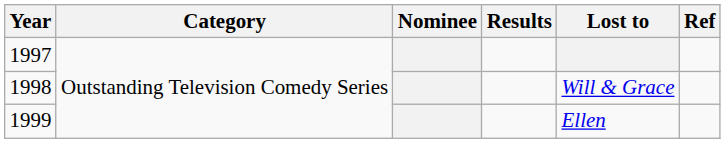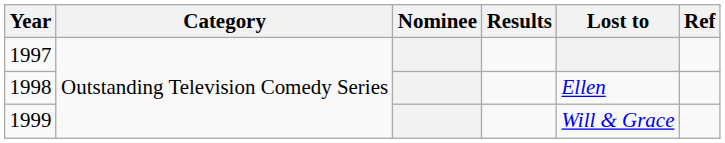(618, 87) Will & Grace -> (584, 87) Ellen
(584, 120) Ellen -> (618, 120) Will & Grace
